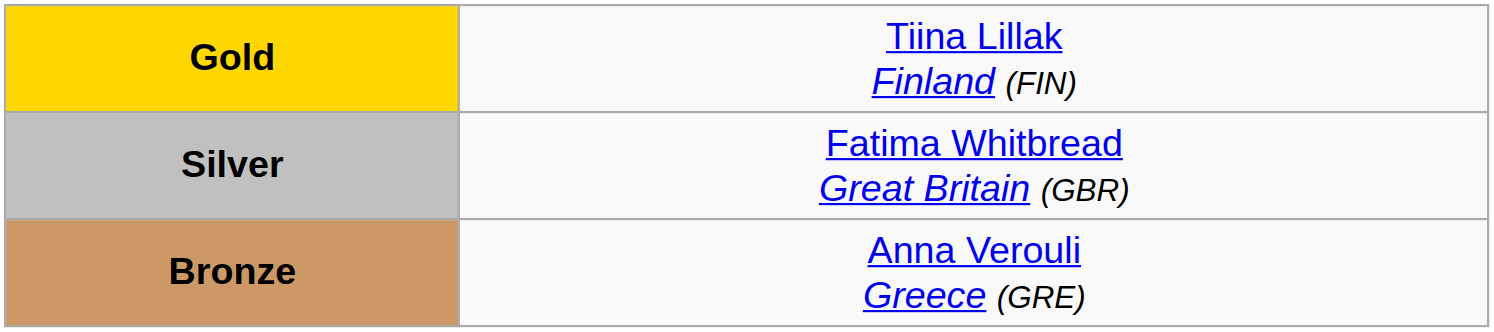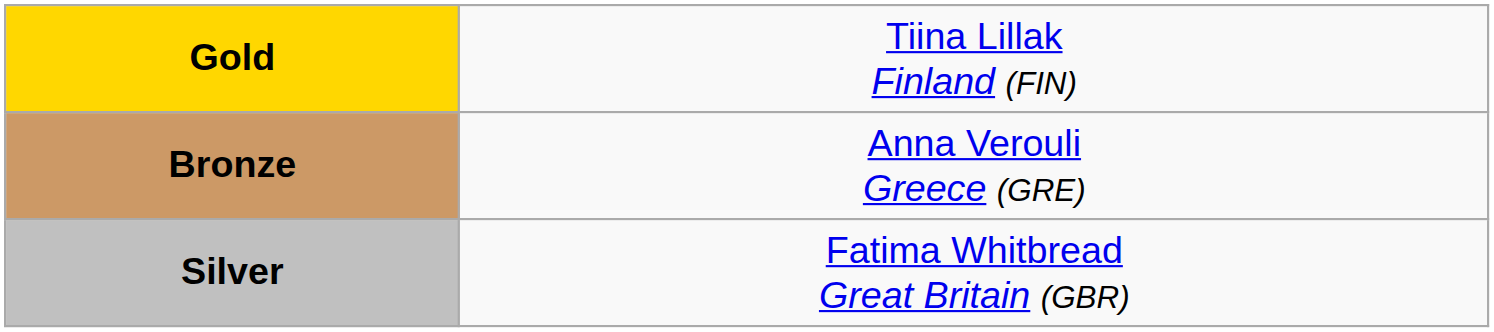rows swapped: (232, 164) <-> (232, 271)
